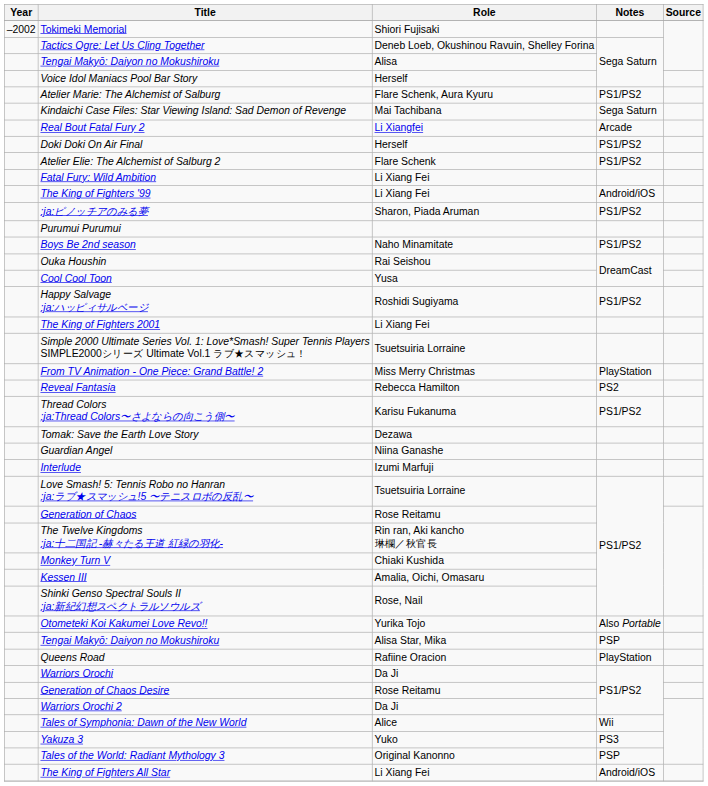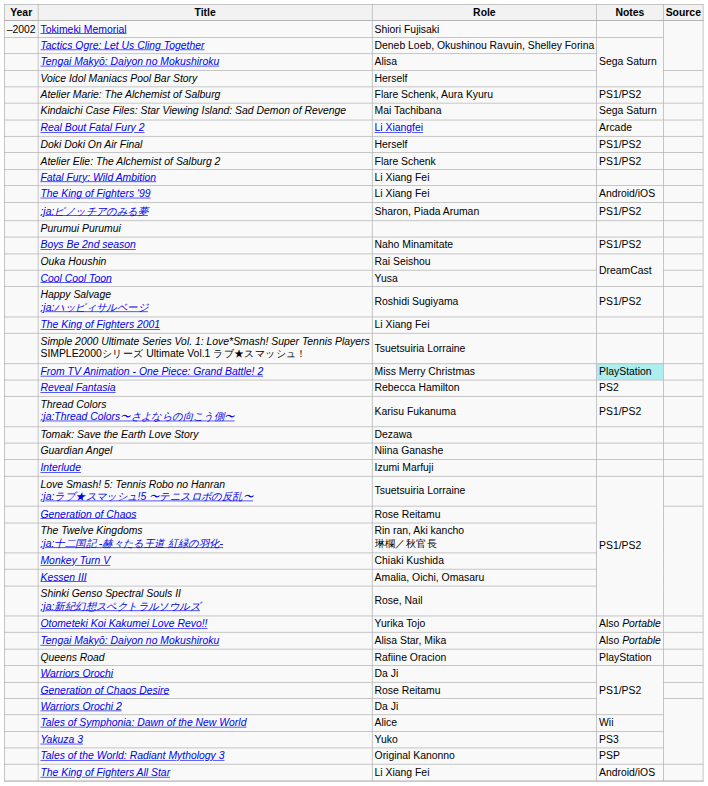(625, 371) no background -> (625, 371) paleturquoise background
(609, 640) PSP -> (630, 640) Also Portable
